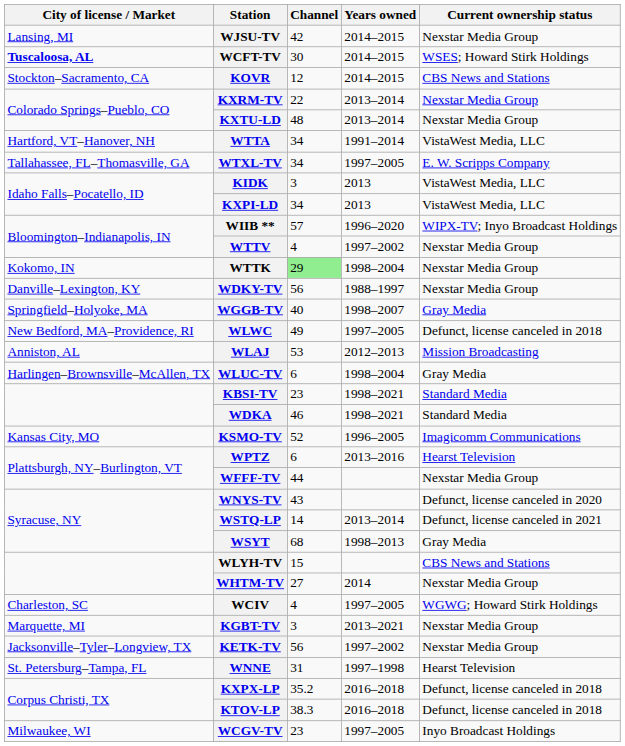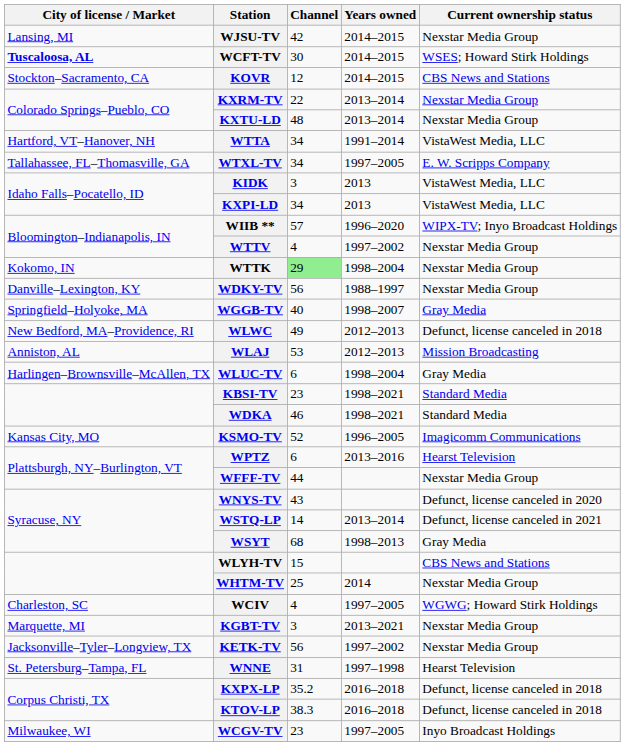(374, 330) 1997–2005 -> (374, 330) 2012–2013
(297, 583) 27 -> (297, 583) 25
